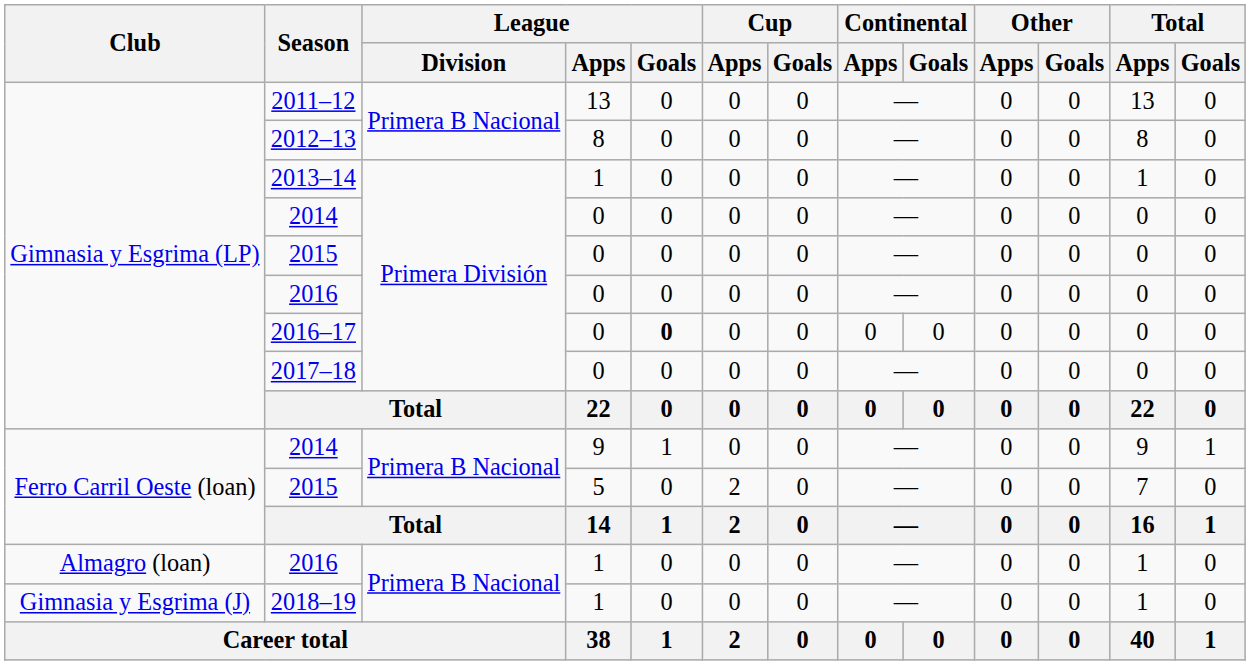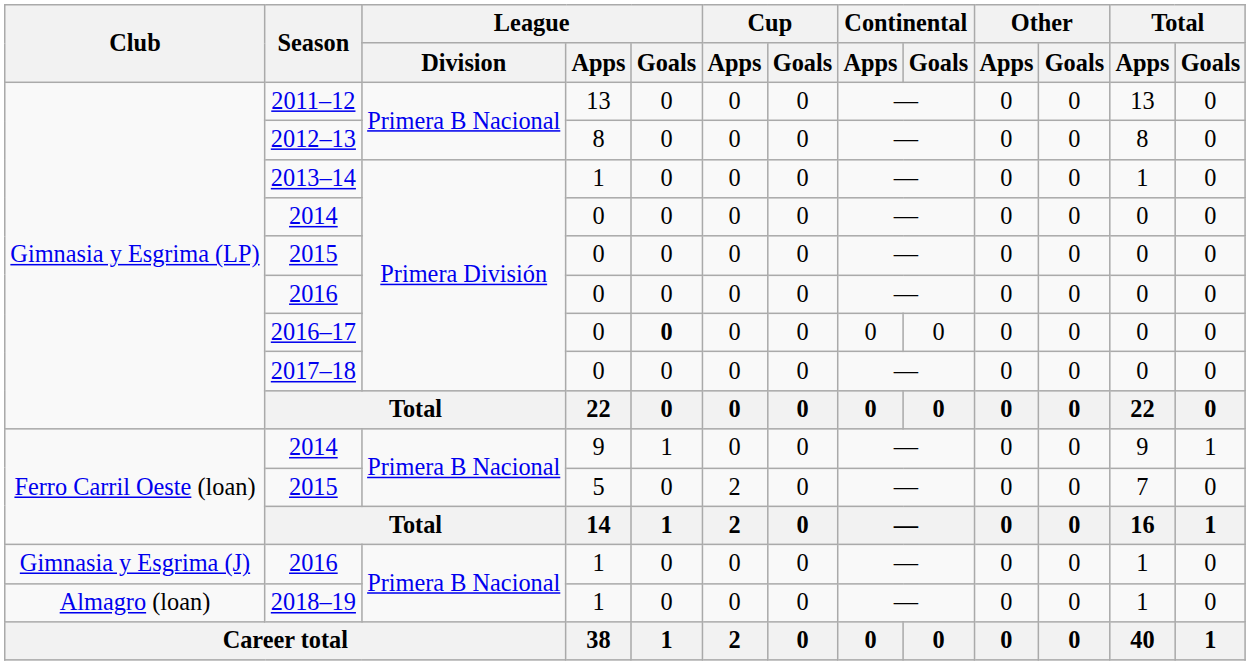(135, 563) Almagro (loan) -> (135, 563) Gimnasia y Esgrima (J)
(135, 602) Gimnasia y Esgrima (J) -> (135, 602) Almagro (loan)
